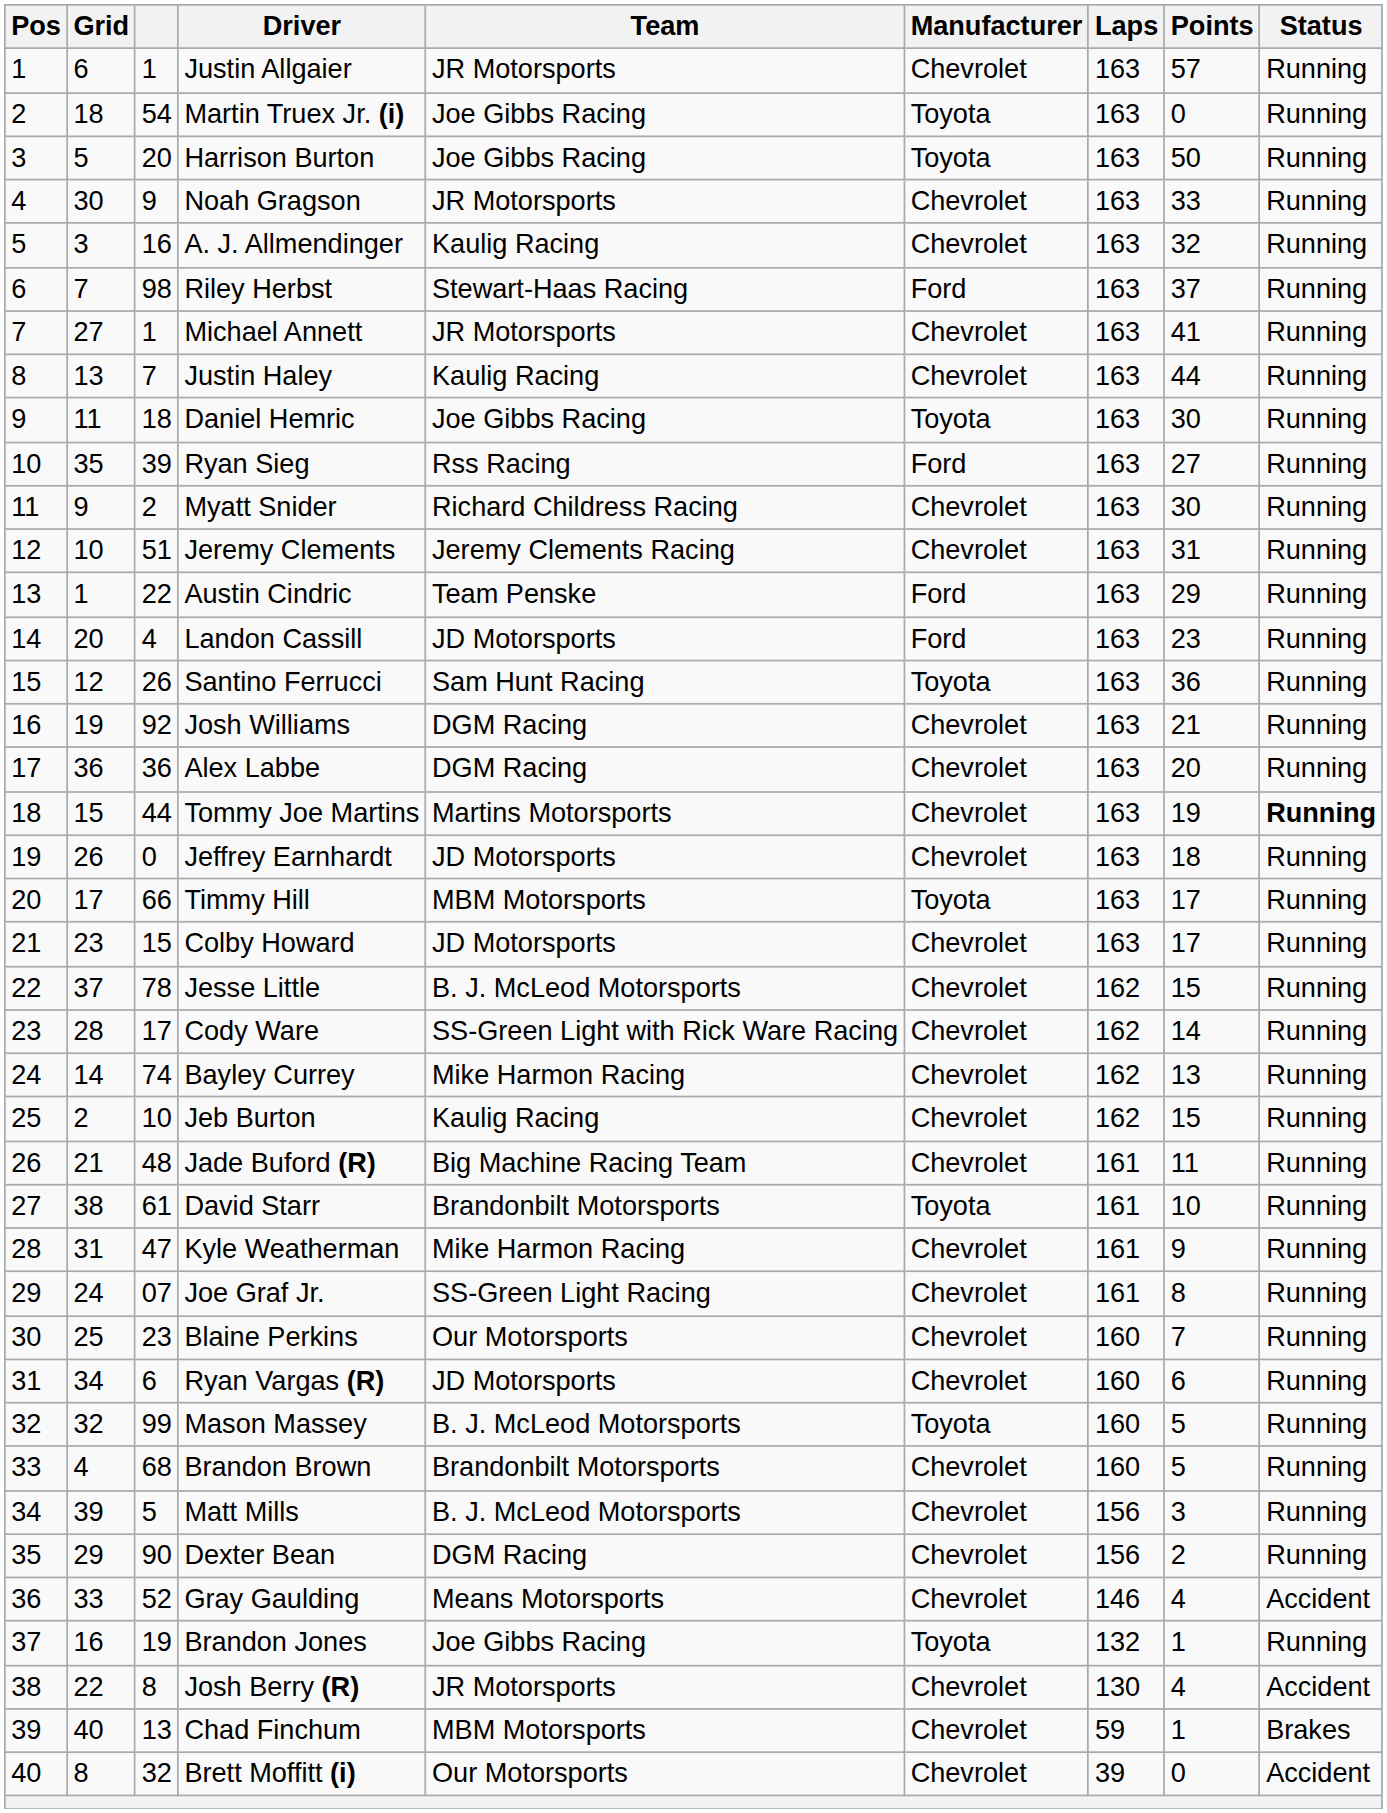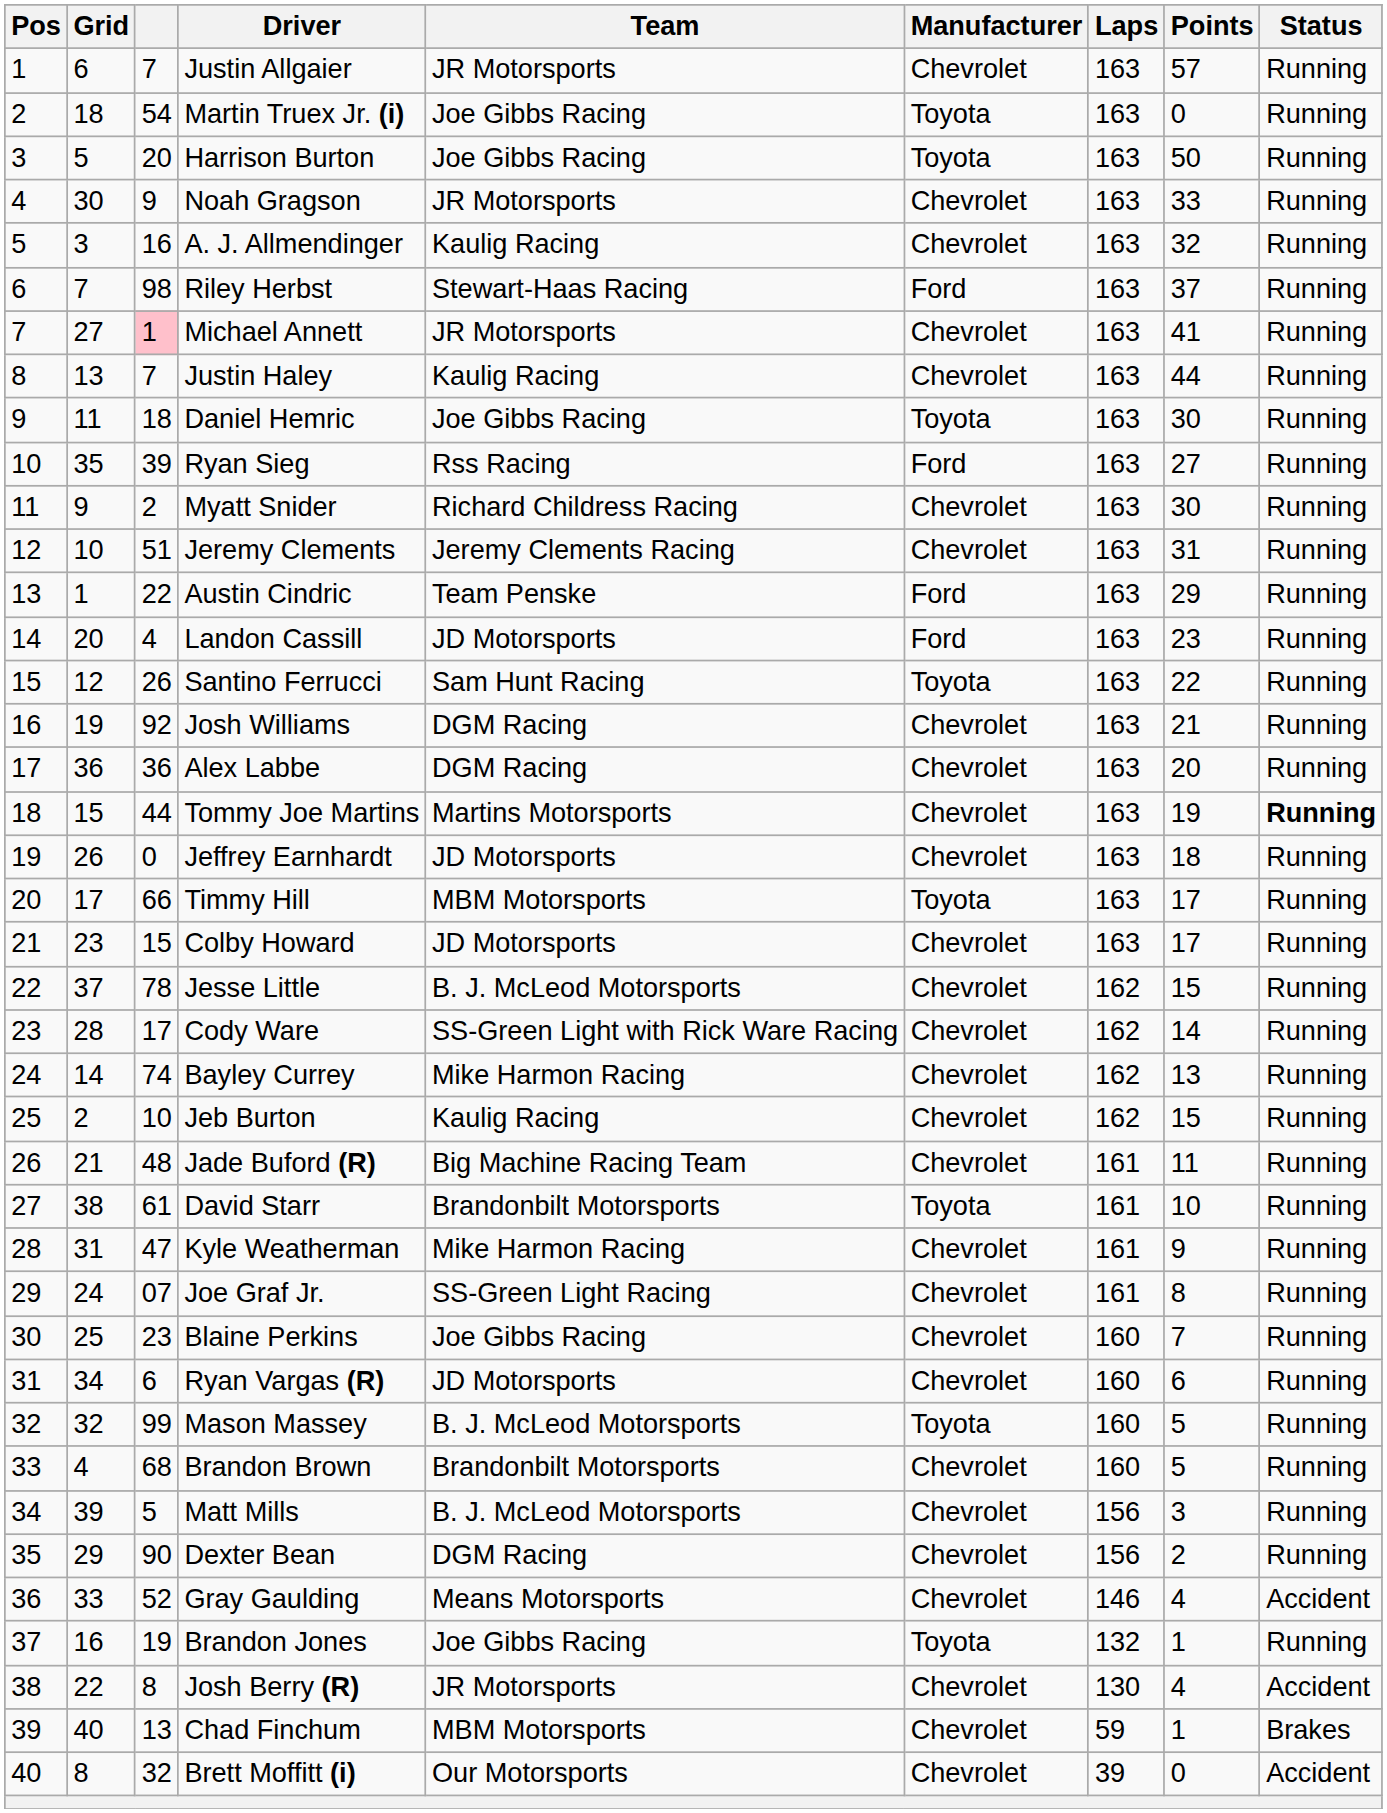(149, 69) 1 -> (149, 69) 7
(149, 331) no background -> (149, 331) pink background
(1186, 681) 36 -> (1186, 681) 22
(530, 1336) Our Motorsports -> (539, 1336) Joe Gibbs Racing
